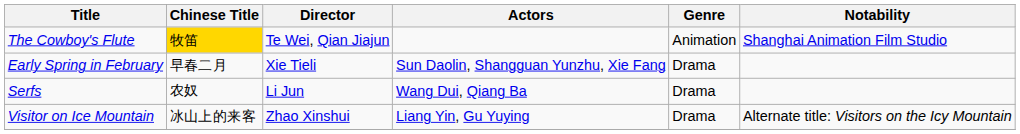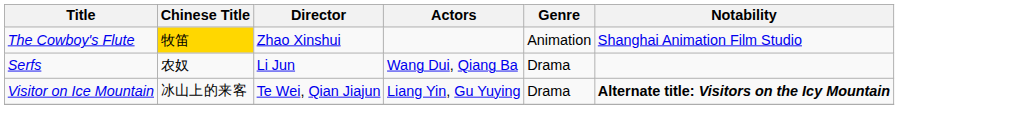(328, 40) Te Wei, Qian Jiajun -> (299, 40) Zhao Xinshui
- row: (85, 65)
(308, 116) Zhao Xinshui -> (319, 91) Te Wei, Qian Jiajun
(877, 116) normal -> (744, 91) bold
